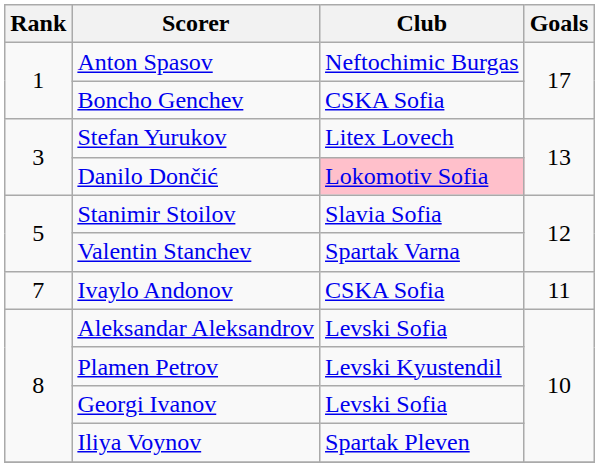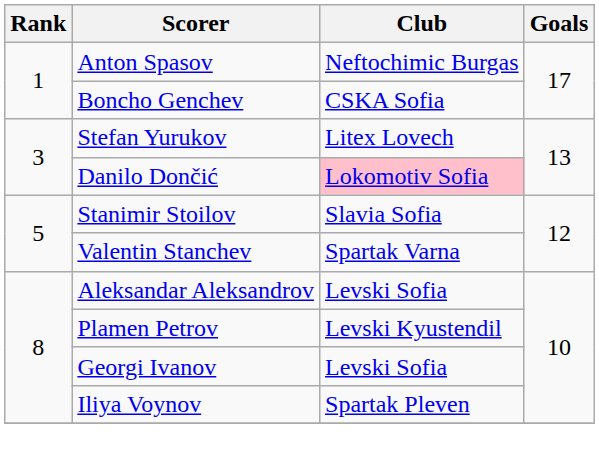- row: (155, 289)
